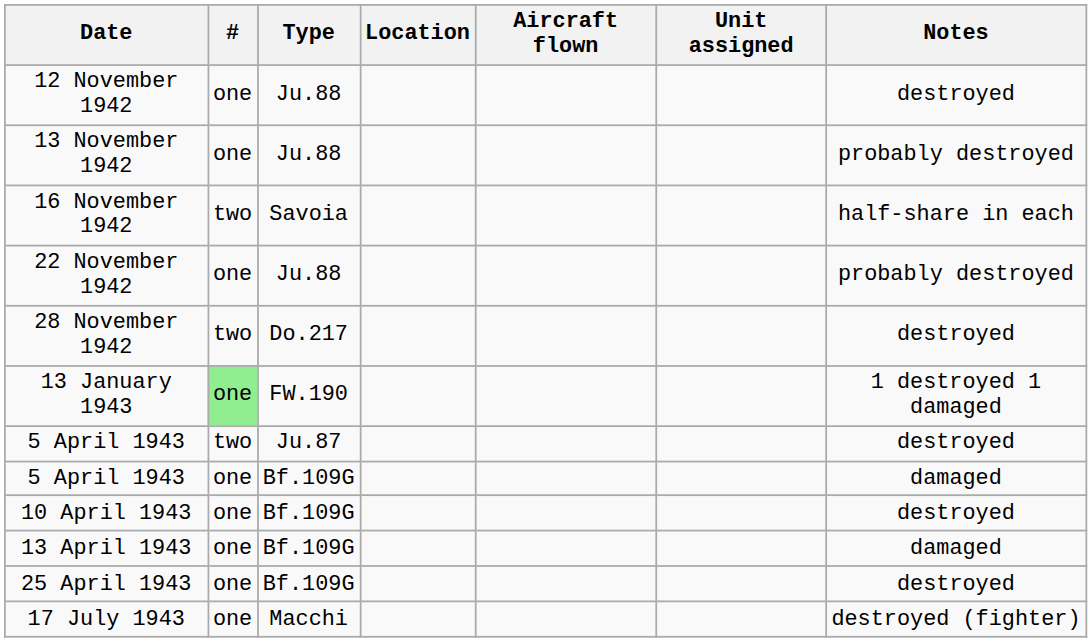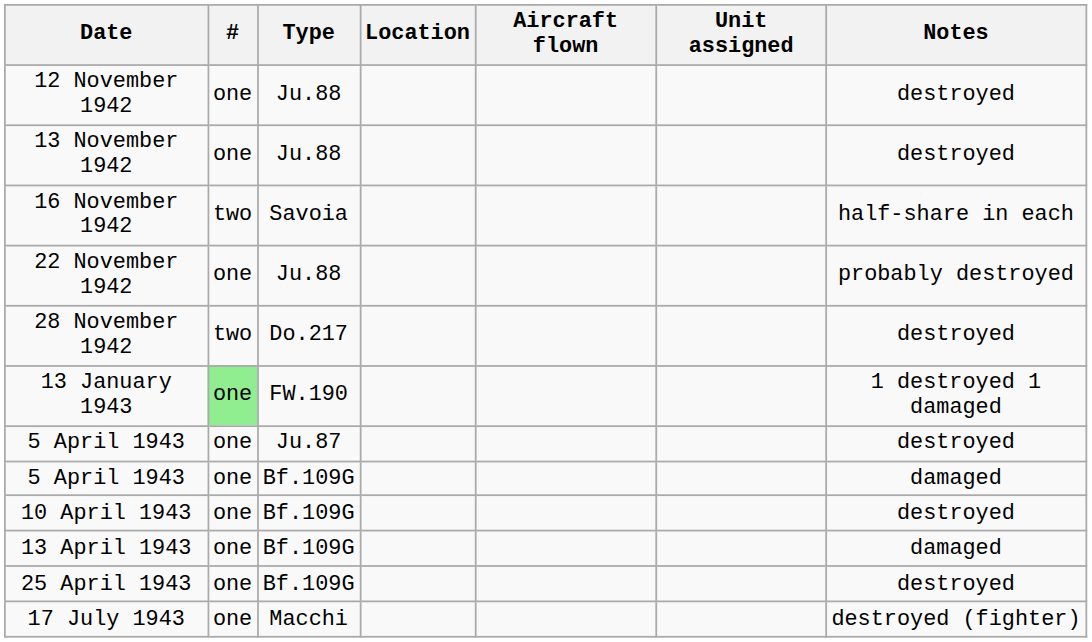(956, 155) probably destroyed -> (956, 155) destroyed
(233, 443) two -> (233, 443) one
